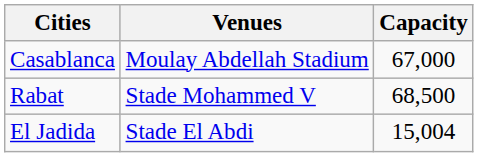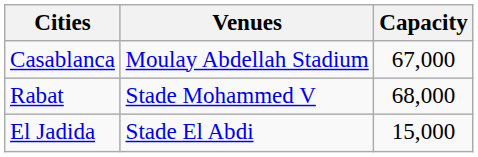(424, 95) 68,500 -> (424, 95) 68,000
(424, 132) 15,004 -> (424, 132) 15,000
